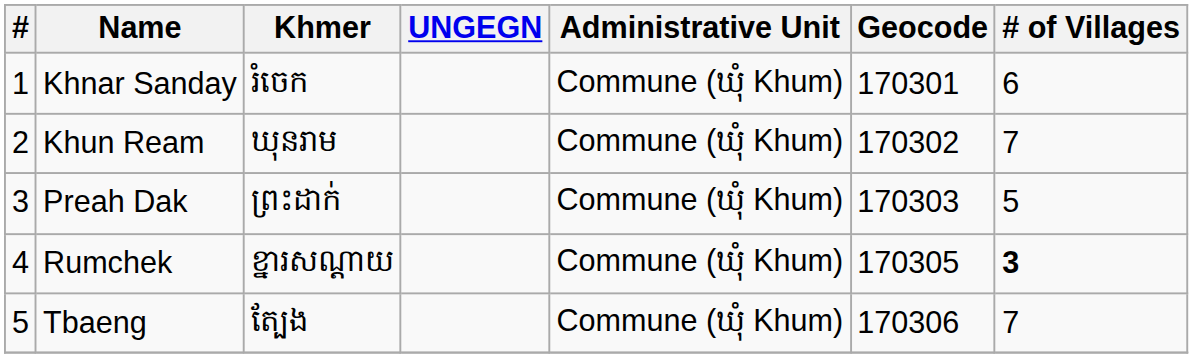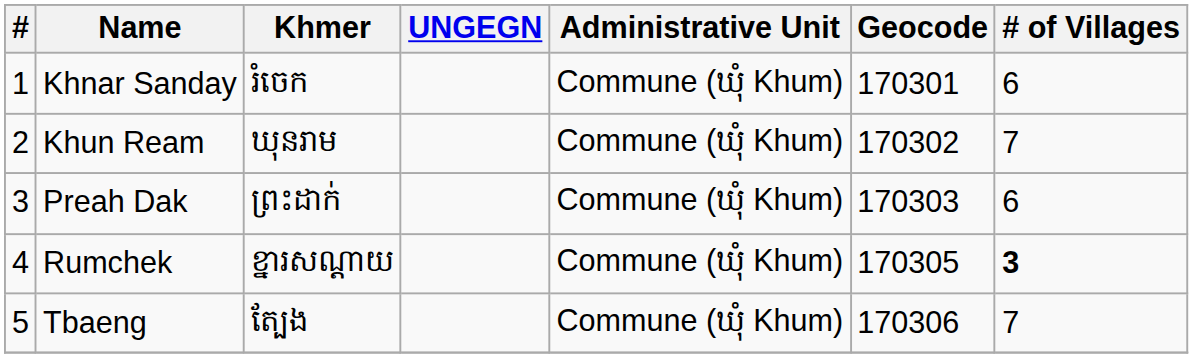(1011, 202) 5 -> (1011, 202) 6
